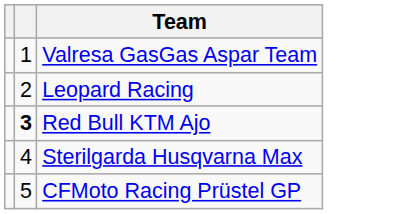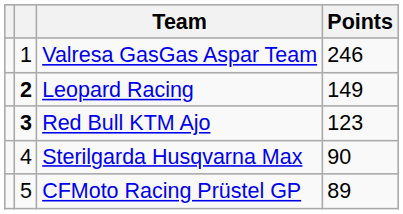+ column: (360, 21)
(26, 89) normal -> (26, 89) bold
